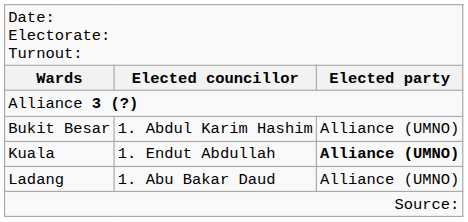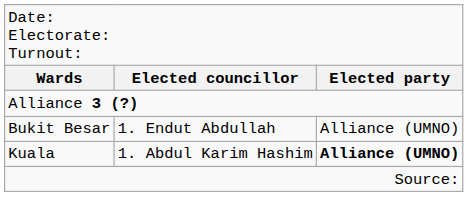(215, 129) 1. Abdul Karim Hashim -> (197, 129) 1. Endut Abdullah
(197, 154) 1. Endut Abdullah -> (215, 154) 1. Abdul Karim Hashim
- row: (36, 179)
